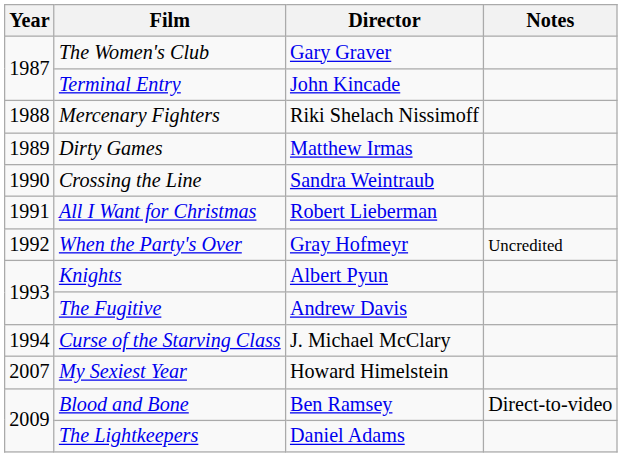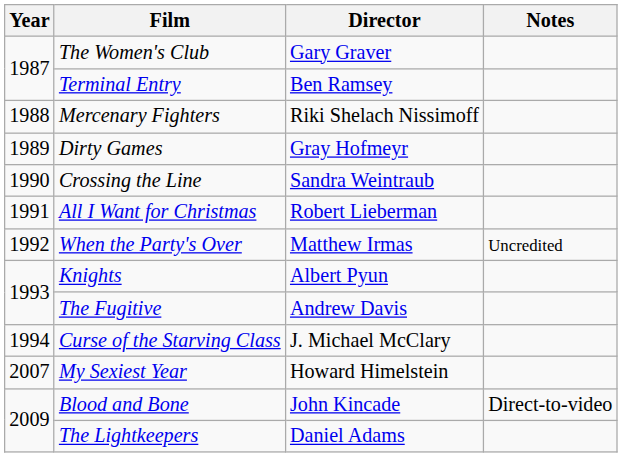(345, 84) John Kincade -> (341, 84) Ben Ramsey
(351, 148) Matthew Irmas -> (349, 148) Gray Hofmeyr
(349, 244) Gray Hofmeyr -> (351, 244) Matthew Irmas
(341, 404) Ben Ramsey -> (345, 404) John Kincade
